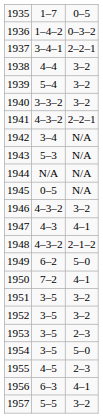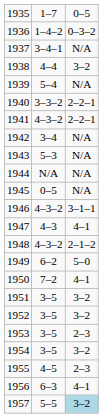(82, 48) 2–2–1 -> (82, 48) N/A
(82, 84) 3–2 -> (82, 84) N/A
(82, 102) 3–2 -> (82, 102) 2–2–1
(82, 208) 3–2 -> (82, 208) 3–1–1
(82, 350) 5–0 -> (82, 350) 3–2
(82, 404) no background -> (82, 404) lightblue background
